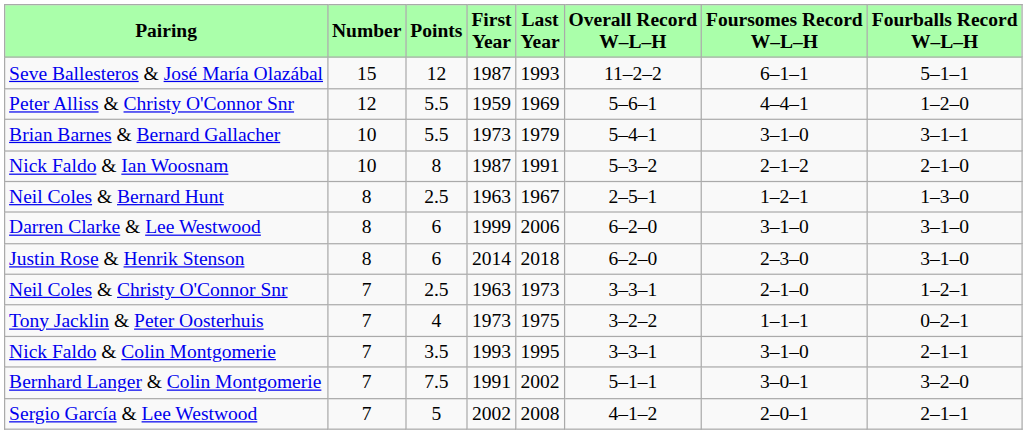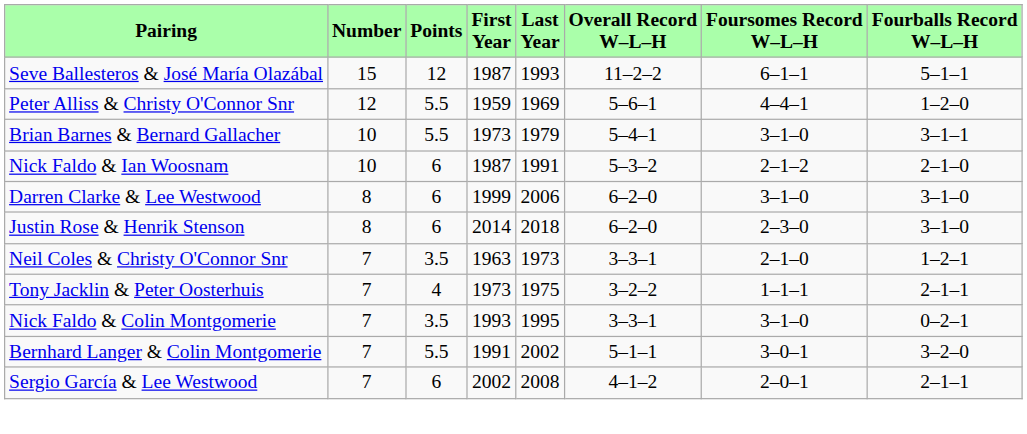(436, 165) 8 -> (436, 165) 6
- row: (116, 196)
(436, 289) 2.5 -> (436, 258) 3.5
(945, 320) 0–2–1 -> (945, 289) 2–1–1
(945, 351) 2–1–1 -> (945, 320) 0–2–1
(436, 382) 7.5 -> (436, 351) 5.5
(436, 413) 5 -> (436, 382) 6
